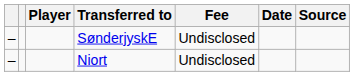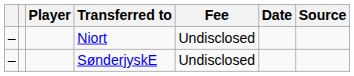rows swapped: (117, 37) <-> (92, 60)
